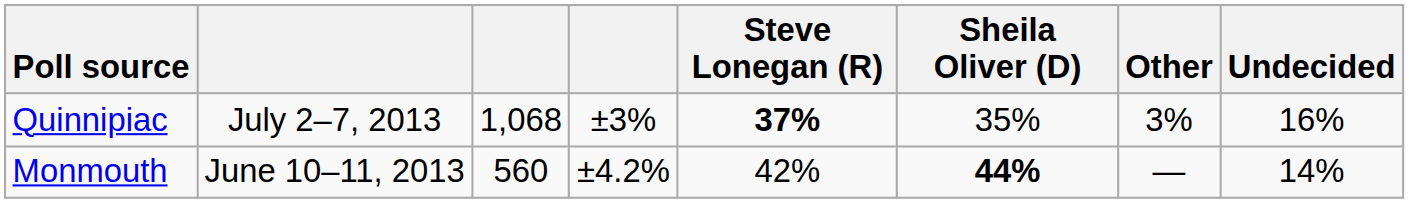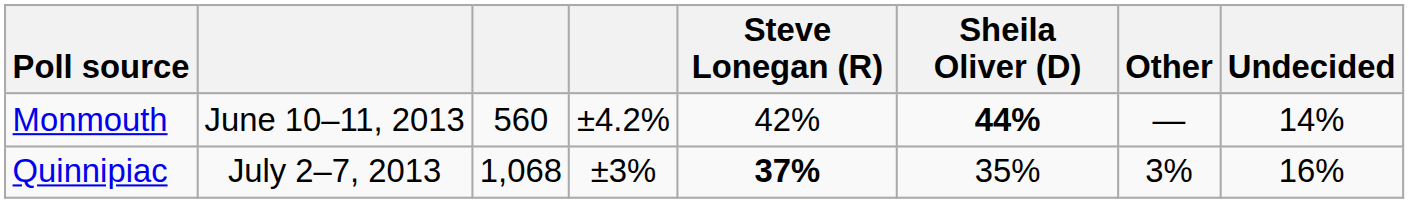rows swapped: (90, 171) <-> (90, 119)
